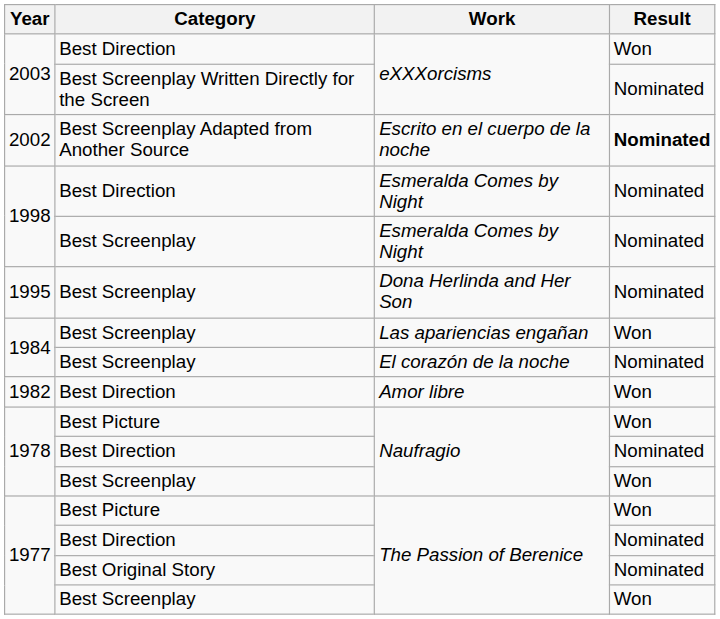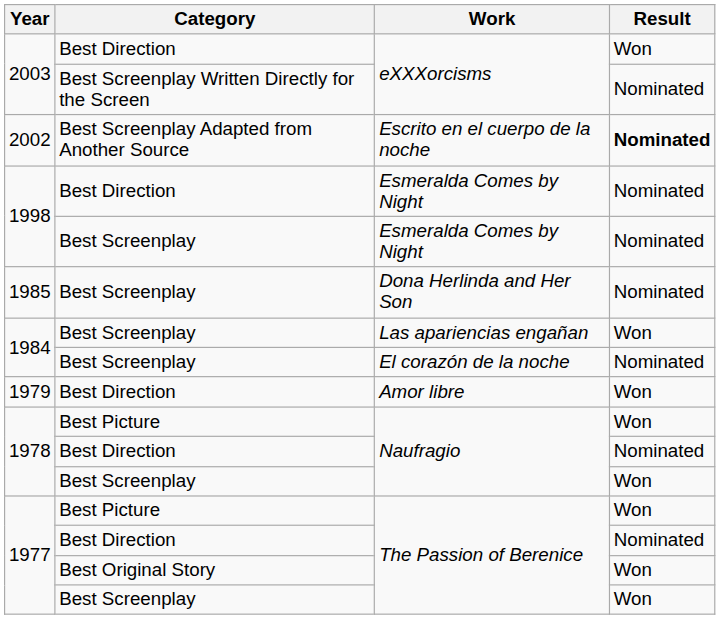(30, 292) 1995 -> (30, 292) 1985
(30, 391) 1982 -> (30, 391) 1979
(659, 569) Nominated -> (633, 569) Won
